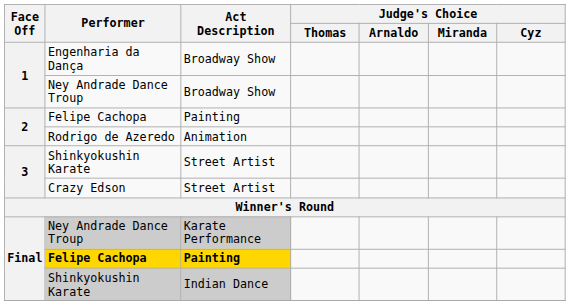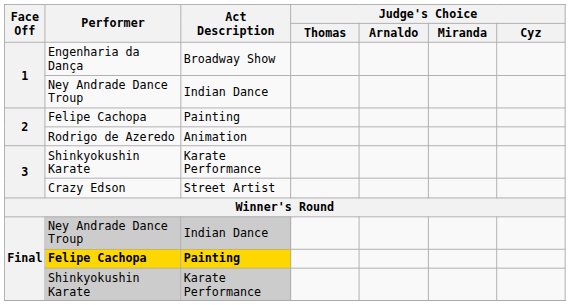(229, 91) Broadway Show -> (226, 91) Indian Dance
(229, 162) Street Artist -> (222, 162) Karate Performance
(222, 233) Karate Performance -> (226, 233) Indian Dance
(226, 284) Indian Dance -> (222, 284) Karate Performance
